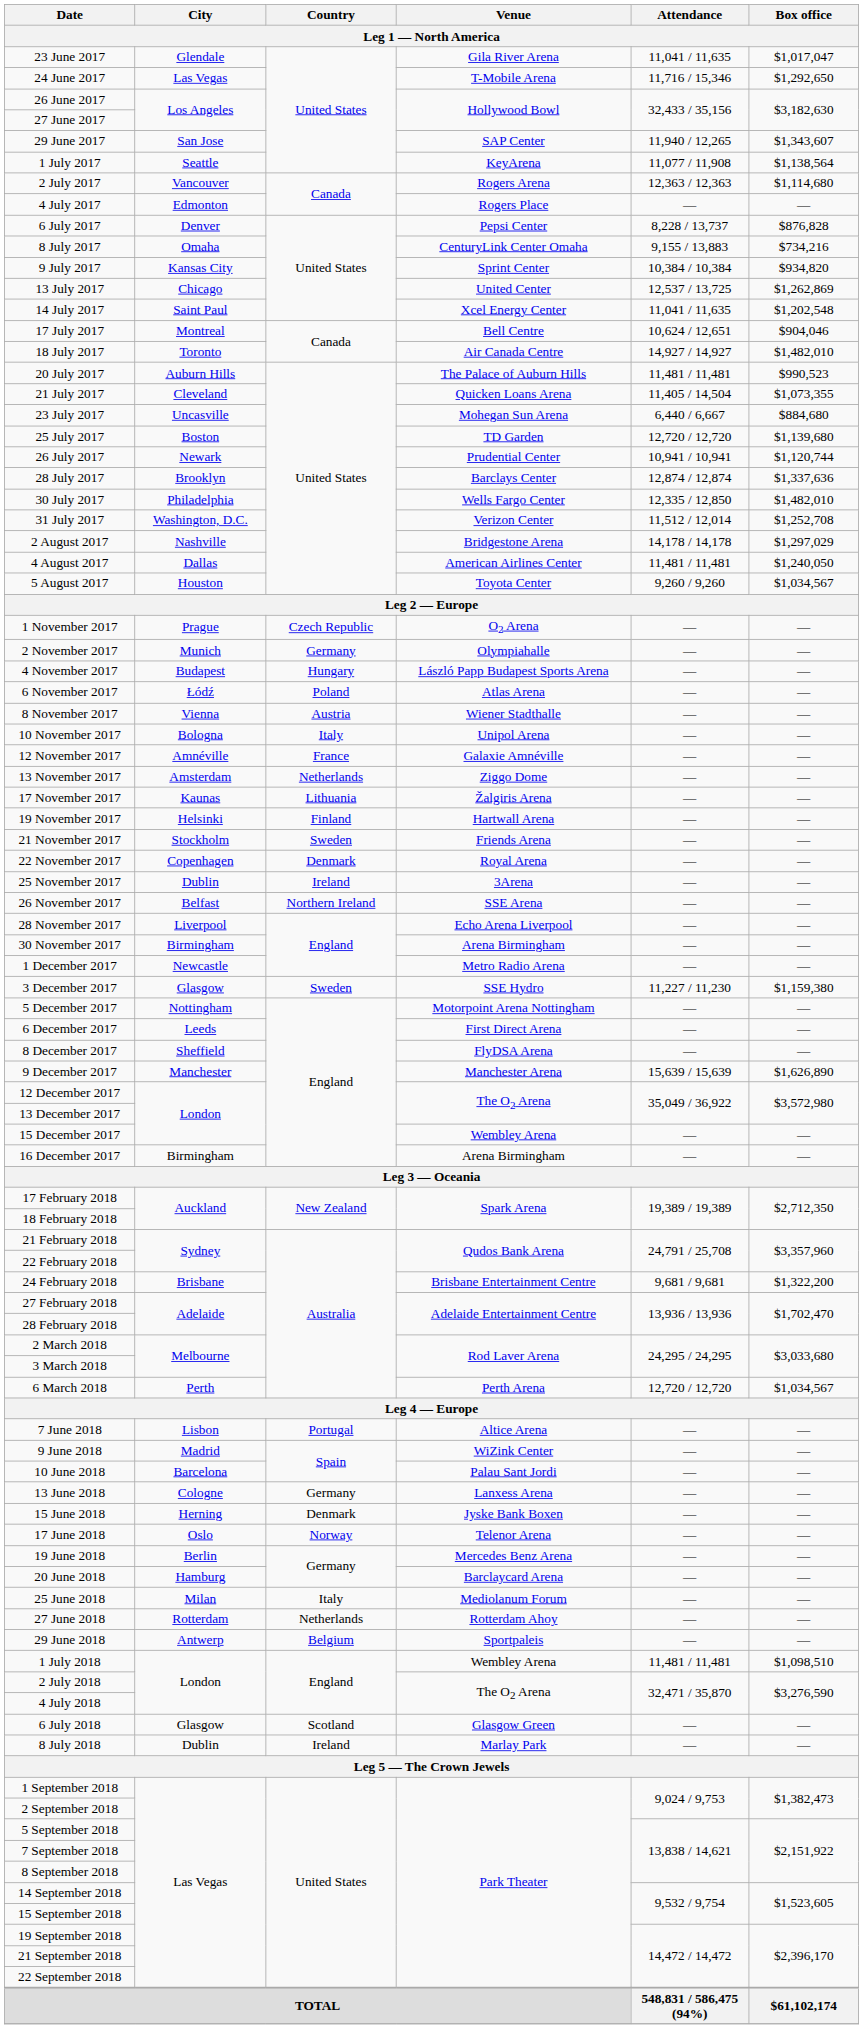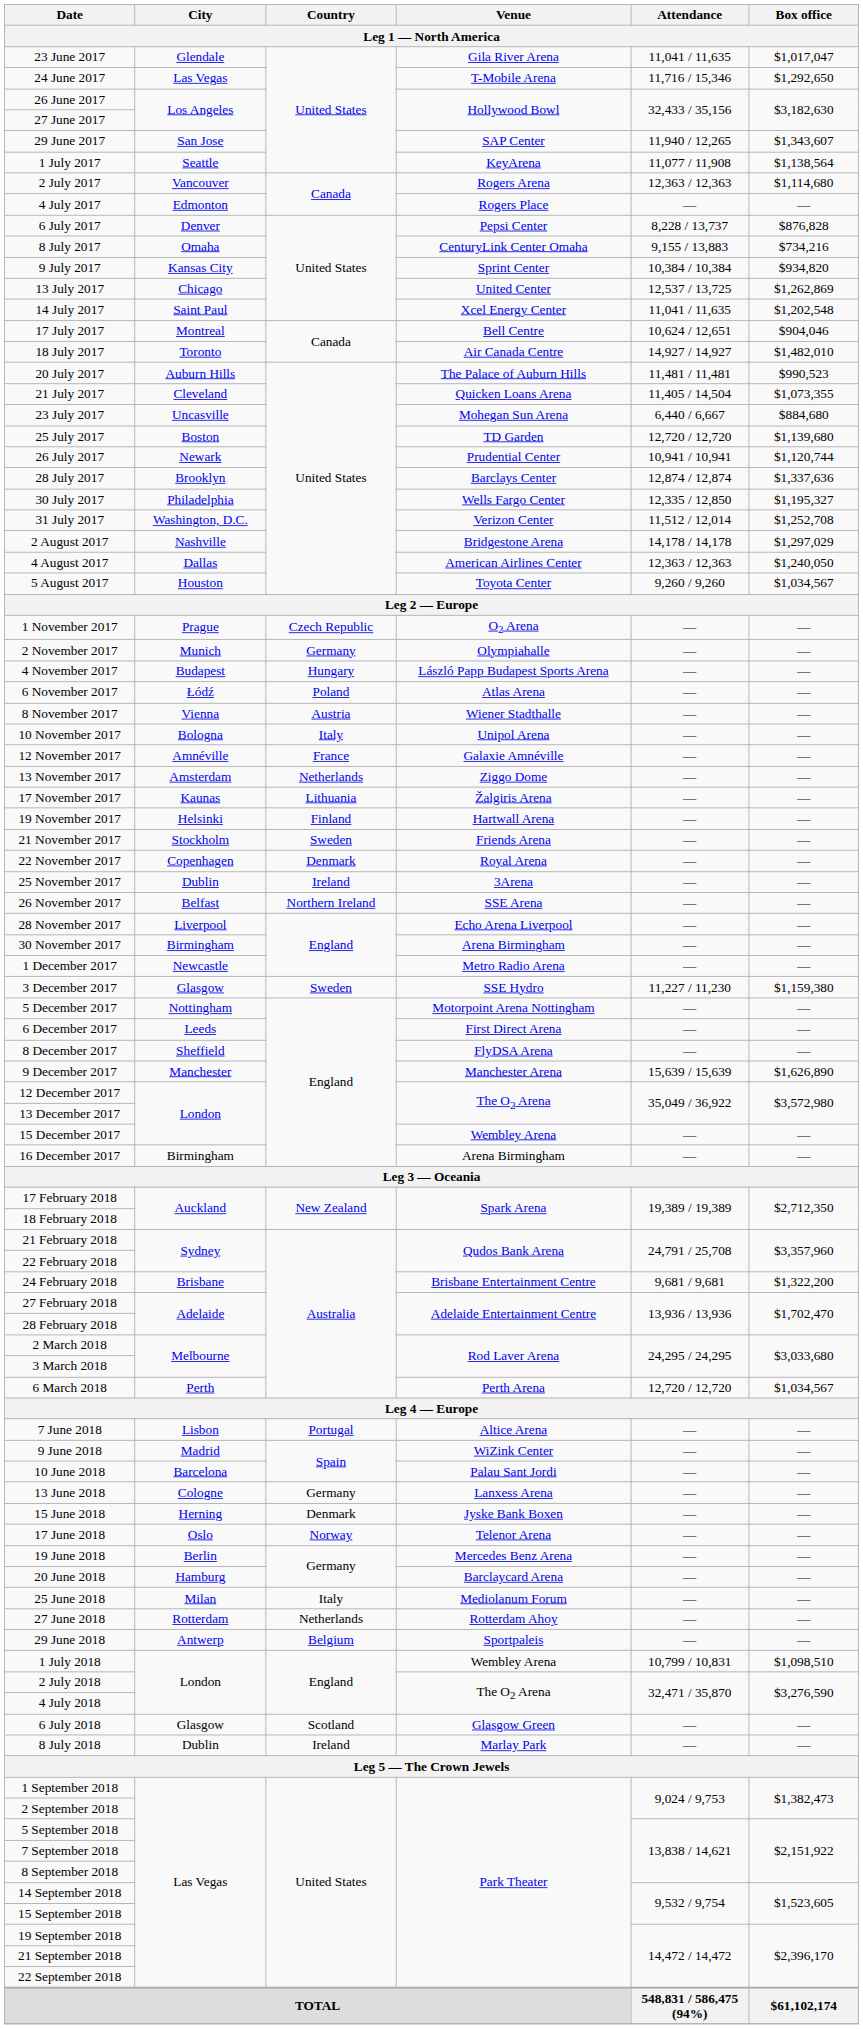(804, 499) $1,482,010 -> (804, 499) $1,195,327
(690, 562) 11,481 / 11,481 -> (690, 562) 12,363 / 12,363
(690, 1661) 11,481 / 11,481 -> (690, 1661) 10,799 / 10,831
